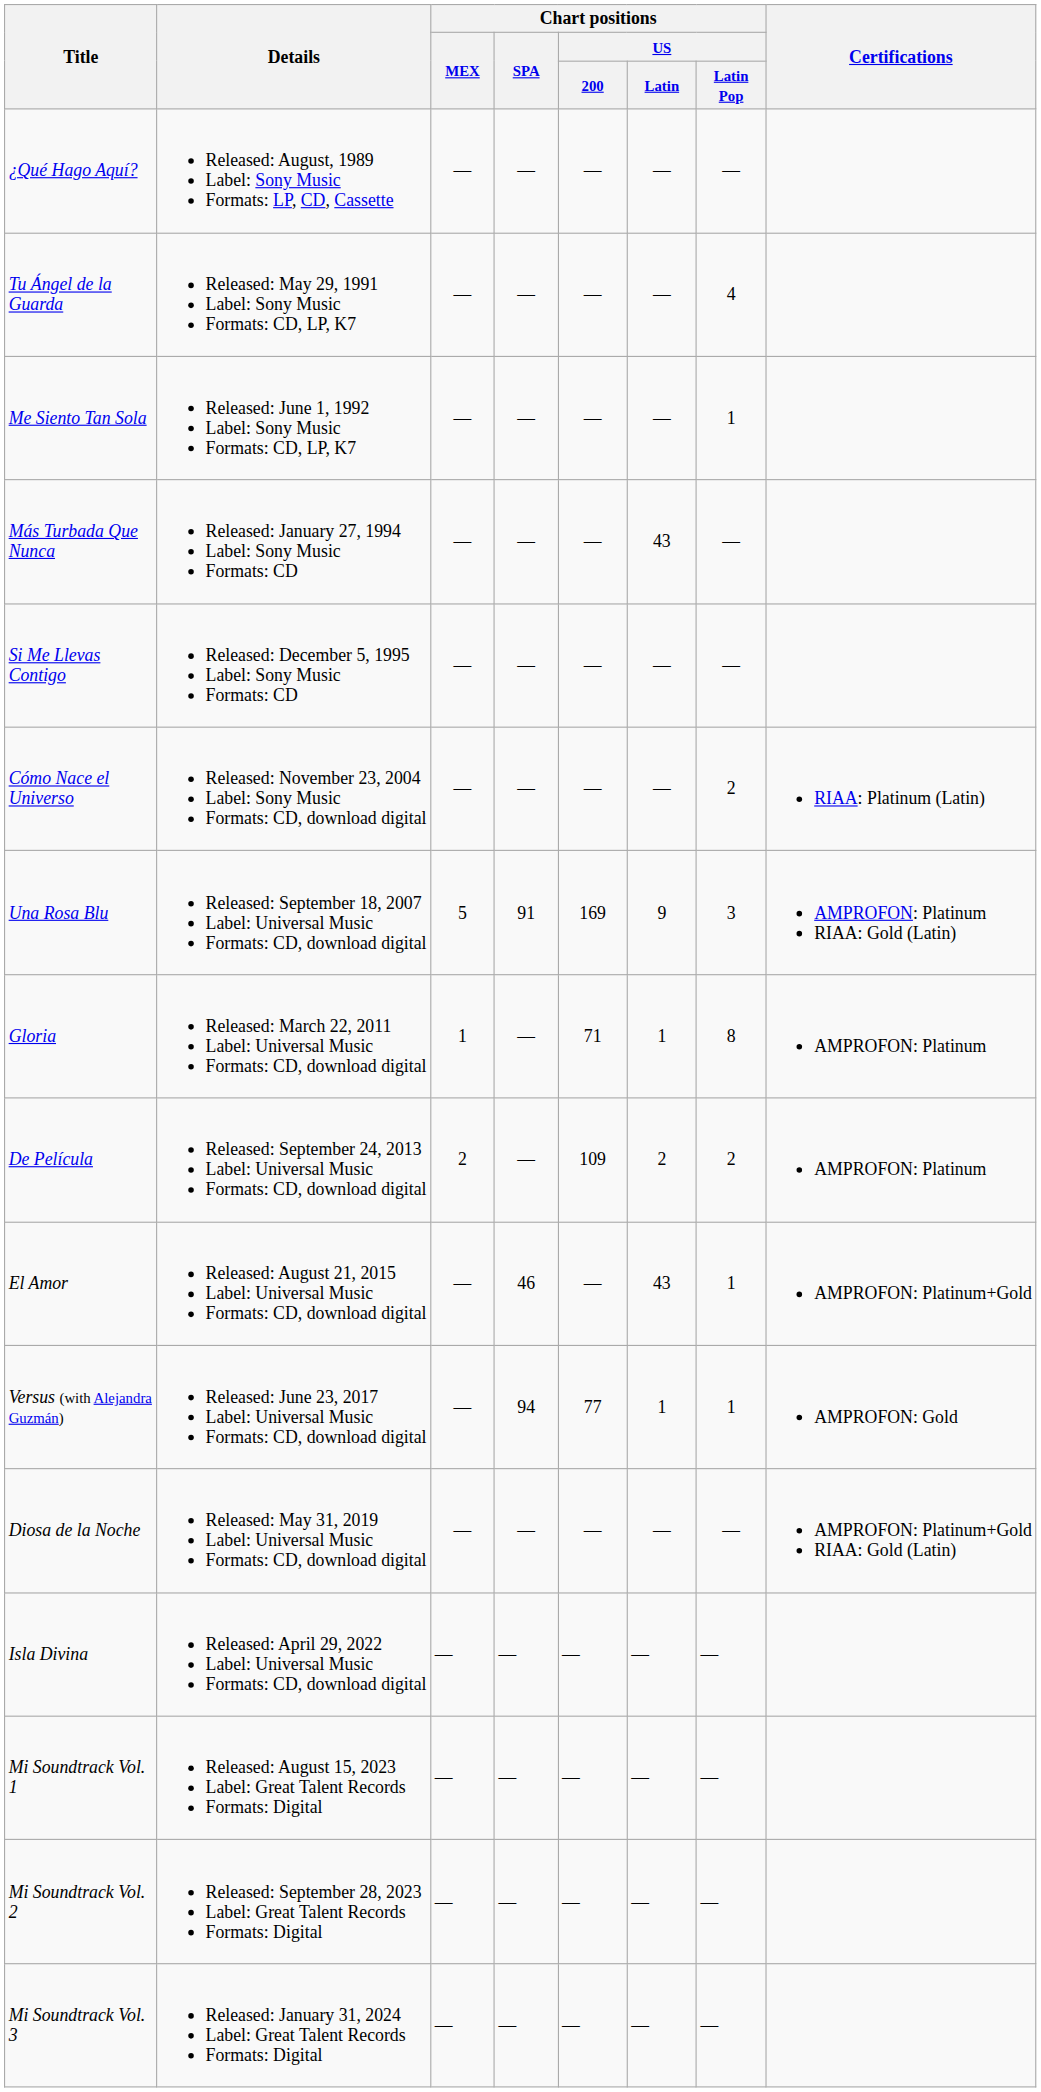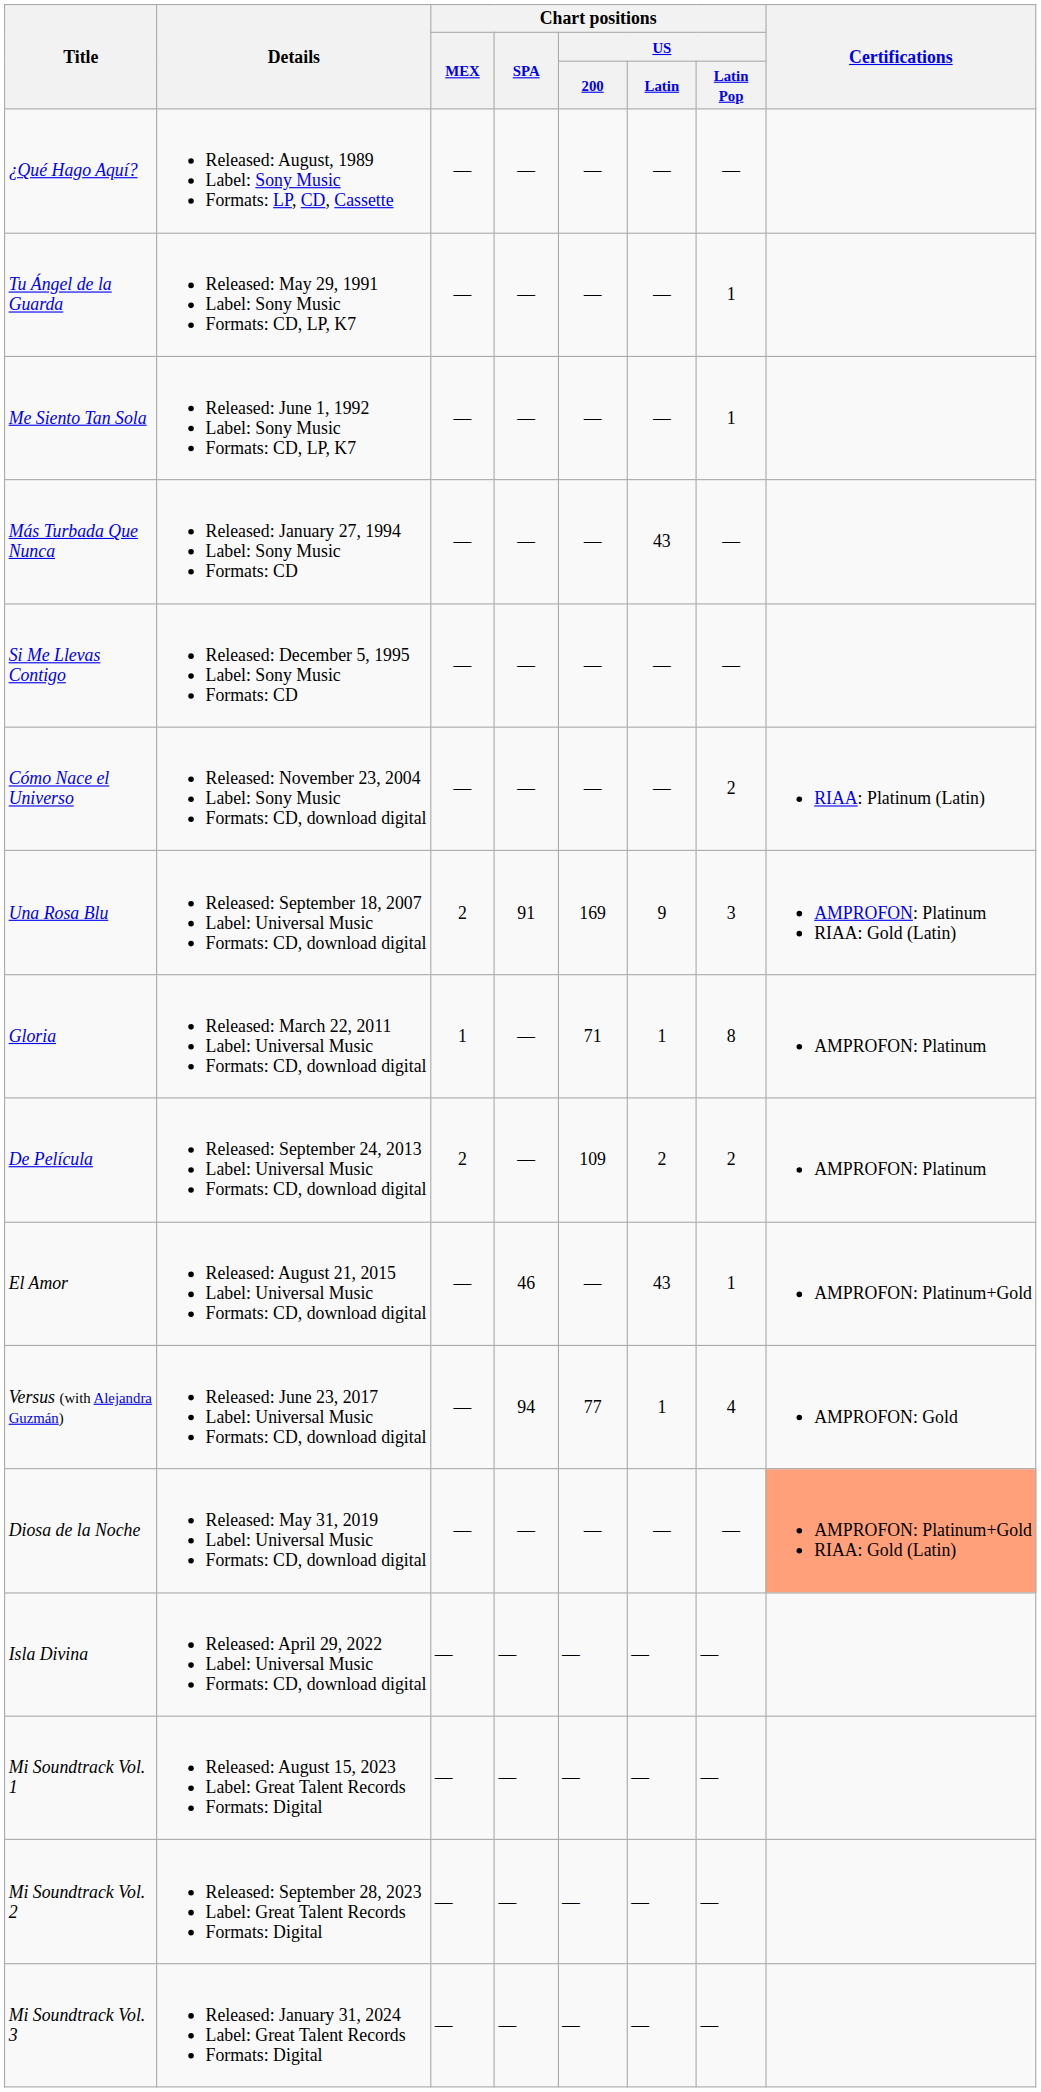(731, 294) 4 -> (731, 294) 1
(462, 912) 5 -> (462, 912) 2
(731, 1407) 1 -> (731, 1407) 4
(901, 1541) no background -> (901, 1541) lightsalmon background
